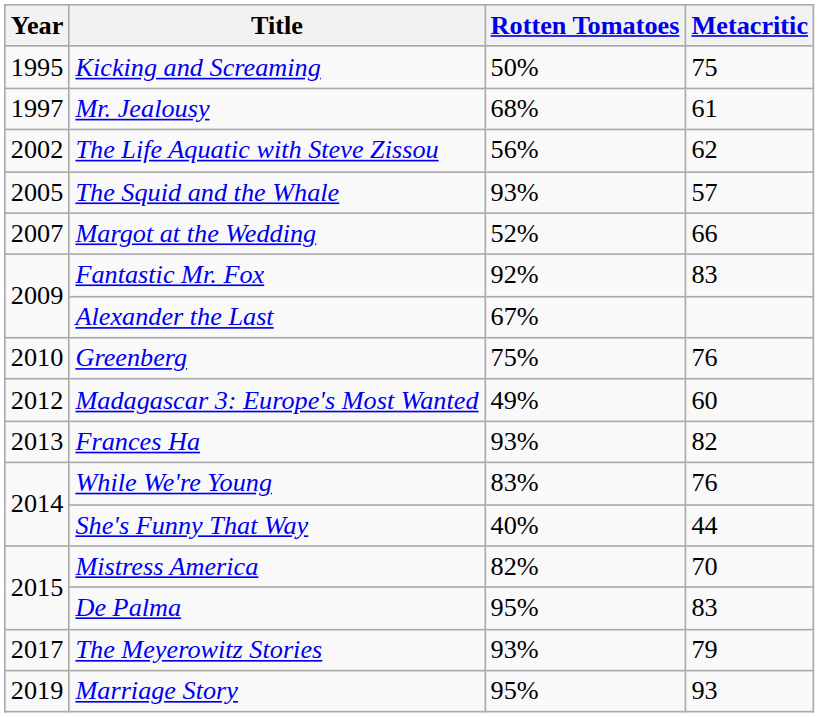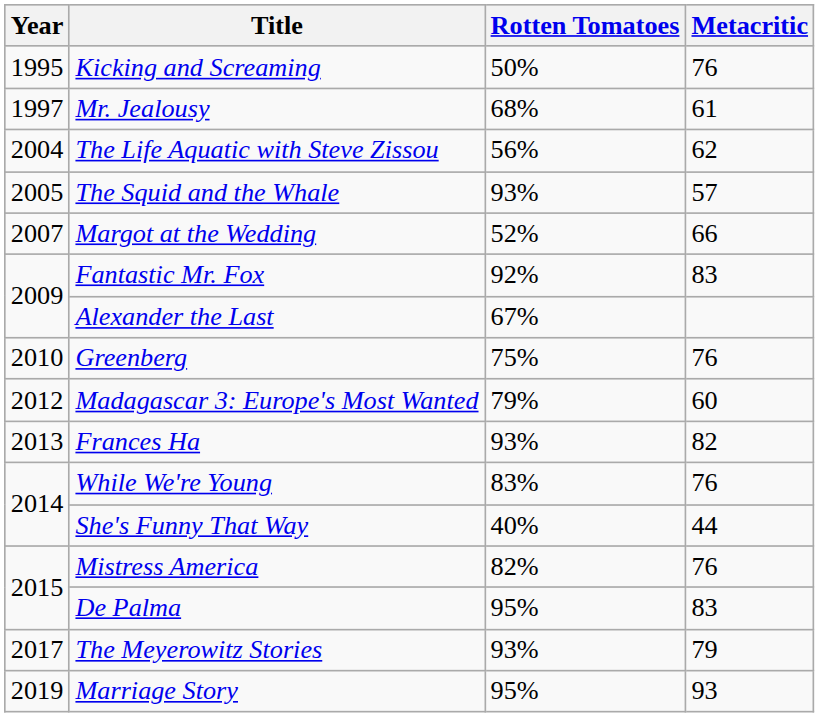(705, 66) 75 -> (705, 66) 76
(37, 150) 2002 -> (37, 150) 2004
(515, 399) 49% -> (515, 399) 79%
(705, 566) 70 -> (705, 566) 76
